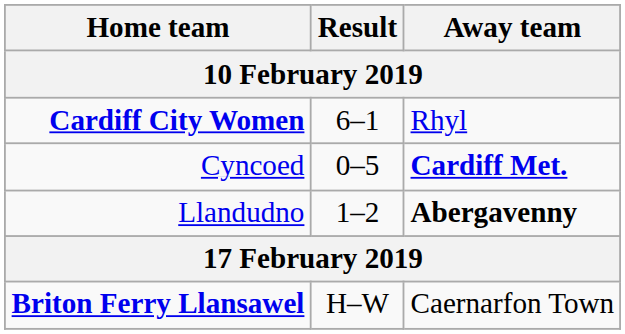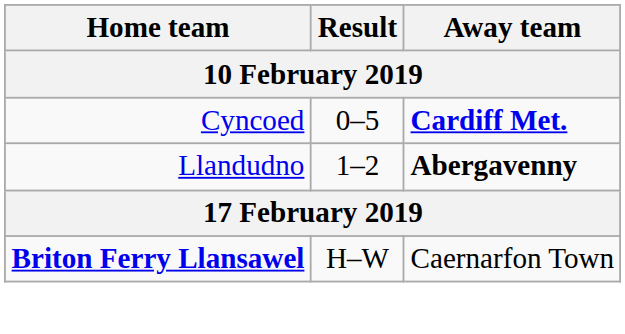- row: (177, 119)
